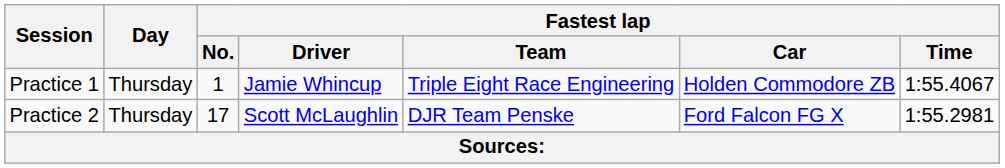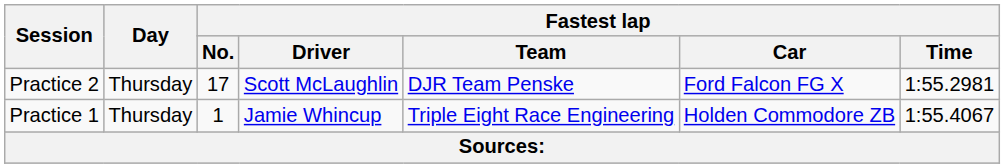rows swapped: (54, 84) <-> (54, 115)
